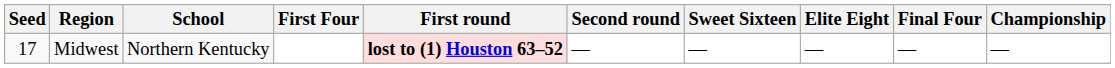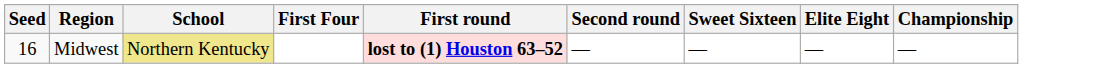- column: (940, 19)
(27, 48) 17 -> (27, 48) 16
(198, 48) no background -> (198, 48) khaki background
